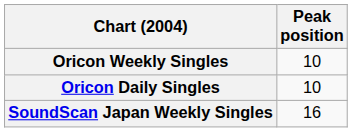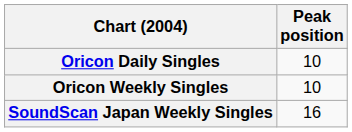rows swapped: (141, 87) <-> (141, 61)
